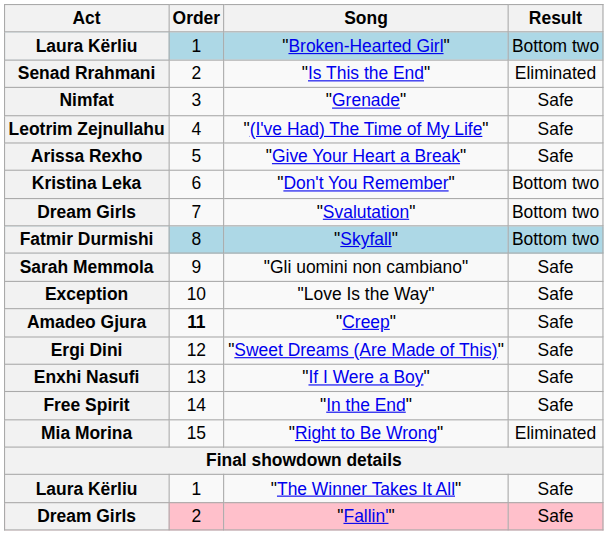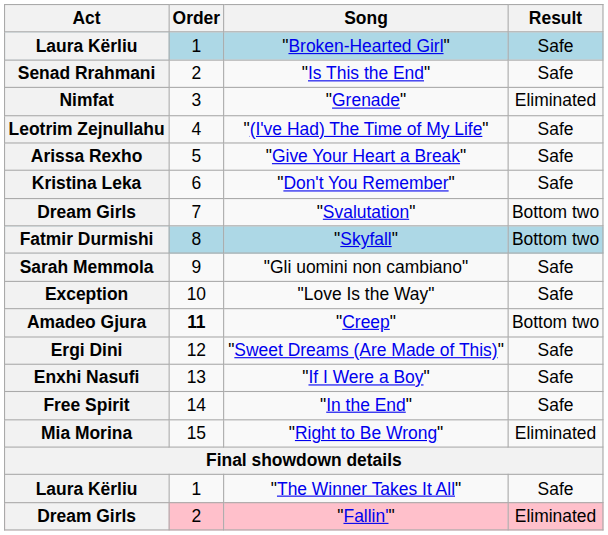(556, 45) Bottom two -> (555, 45) Safe
(555, 73) Eliminated -> (555, 73) Safe
(555, 101) Safe -> (555, 101) Eliminated
(556, 184) Bottom two -> (555, 184) Safe
(555, 322) Safe -> (556, 322) Bottom two
(555, 516) Safe -> (555, 516) Eliminated
